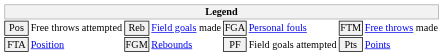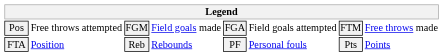(137, 28) Reb -> (137, 28) FGM
(278, 28) Personal fouls -> (293, 28) Field goals attempted
(137, 44) FGM -> (137, 44) Reb
(293, 44) Field goals attempted -> (278, 44) Personal fouls
